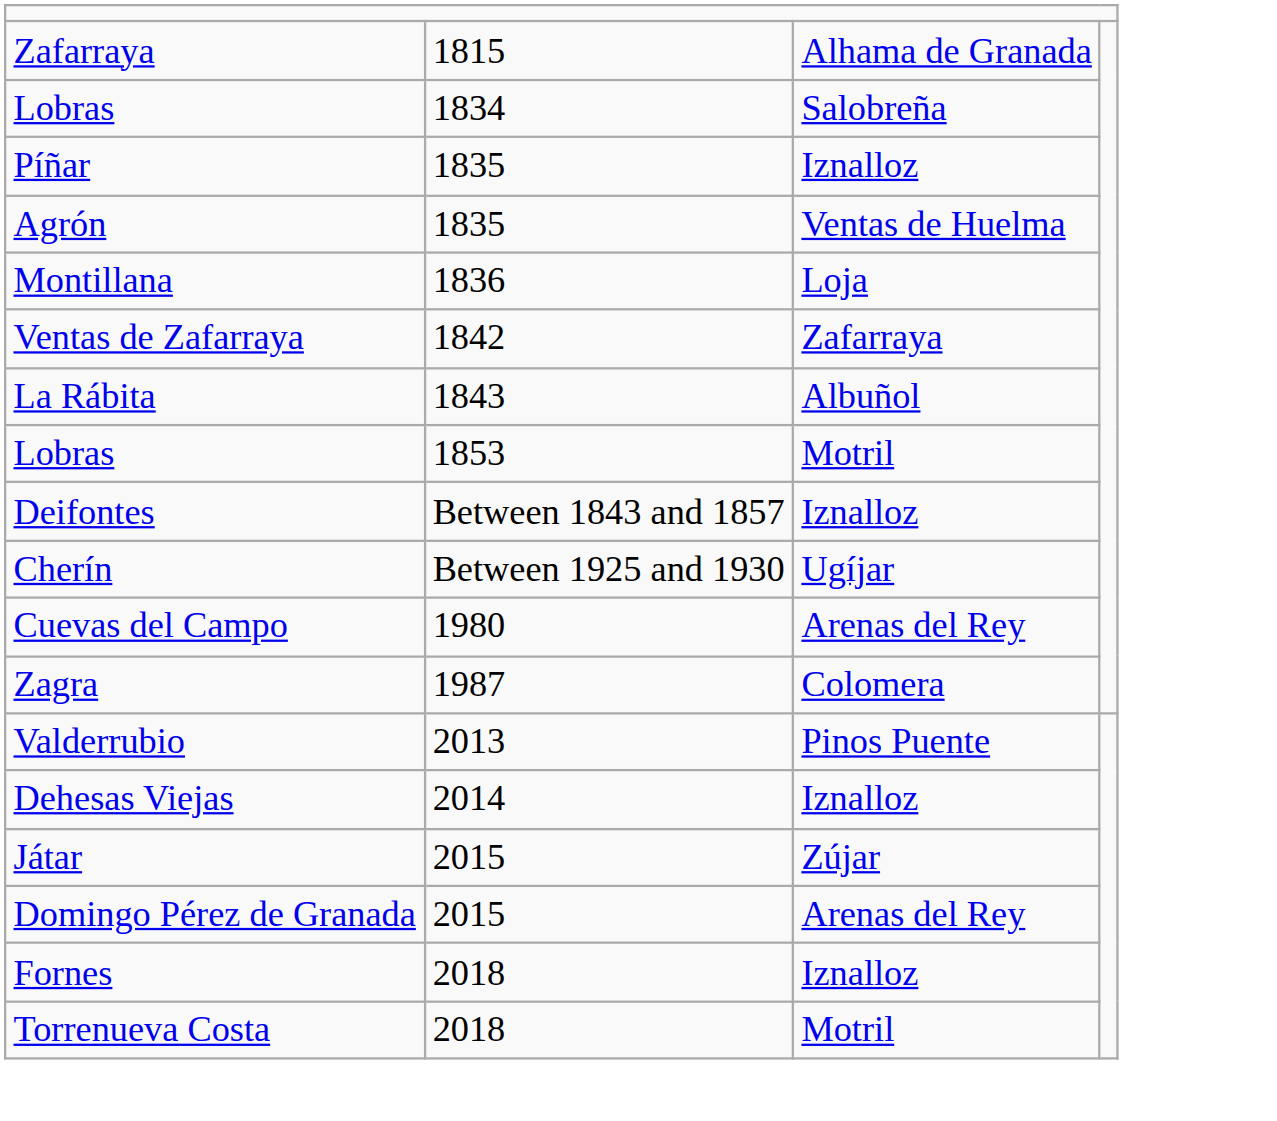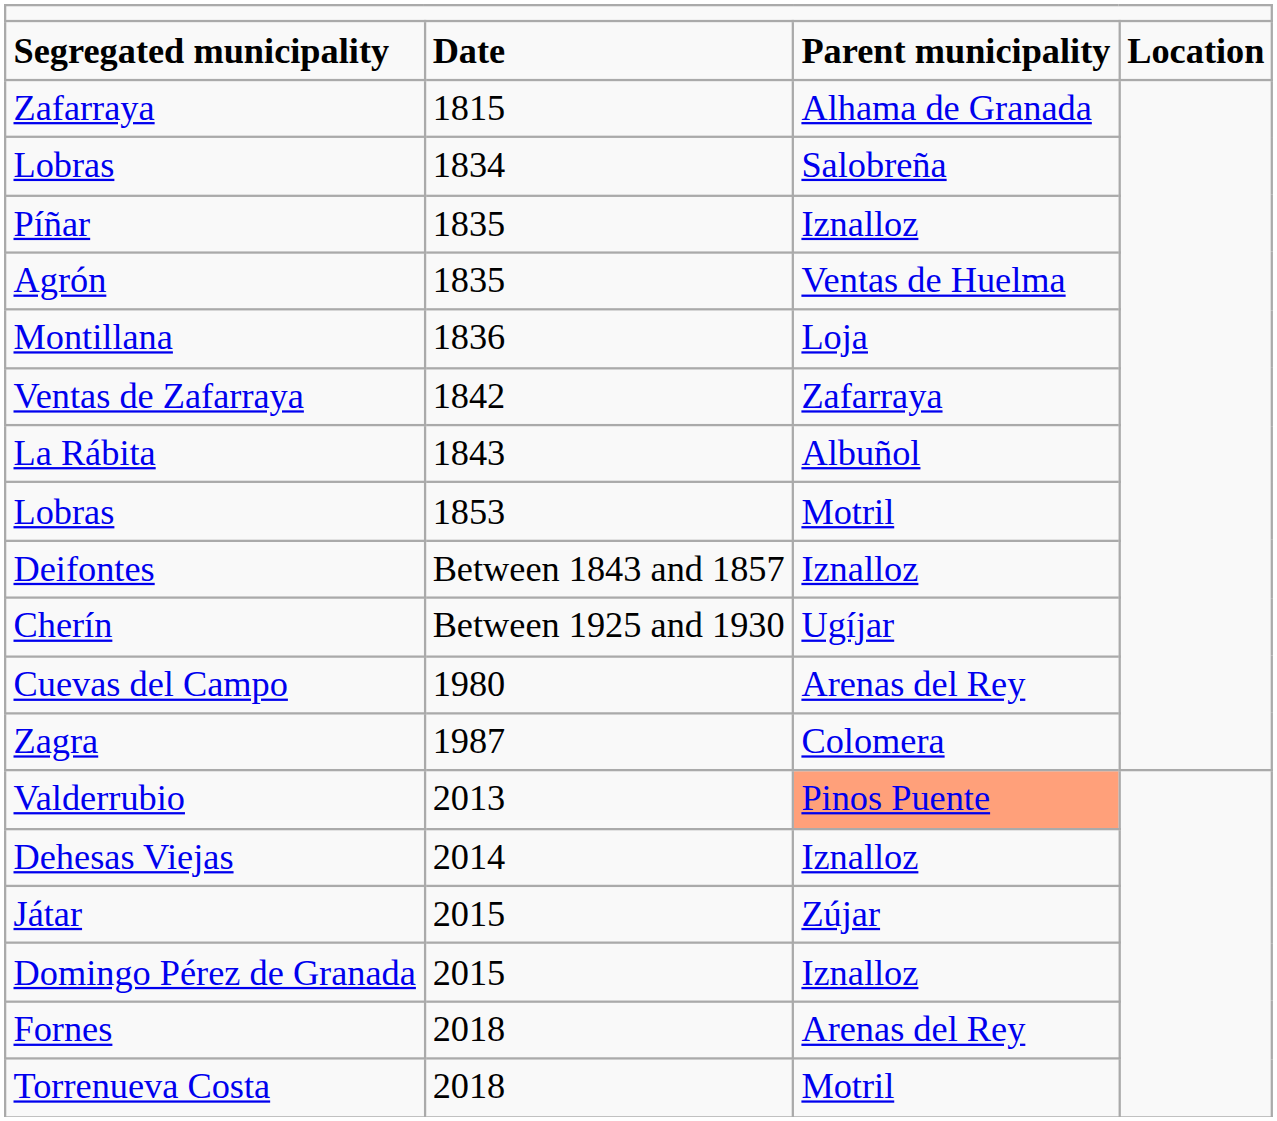+ row: (201, 50)
(896, 741) no background -> (896, 798) lightsalmon background
(913, 914) Arenas del Rey -> (860, 971) Iznalloz
(860, 971) Iznalloz -> (913, 1029) Arenas del Rey
